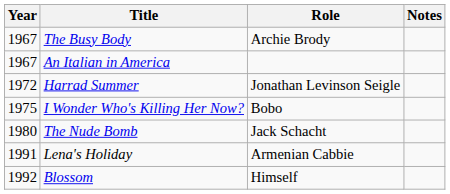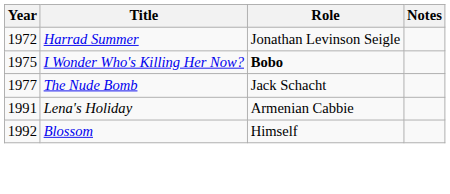- row: (87, 39)
- row: (107, 62)
(266, 108) normal -> (267, 62) bold
(22, 131) 1980 -> (22, 85) 1977
